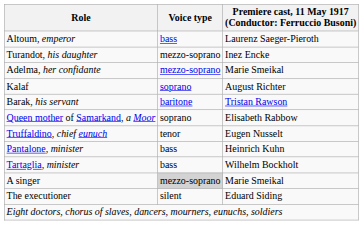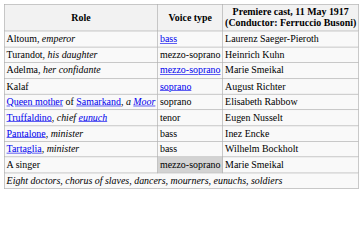(247, 54) Inez Encke -> (255, 54) Heinrich Kuhn
- row: (43, 102)
(255, 149) Heinrich Kuhn -> (247, 133) Inez Encke
- row: (39, 196)
